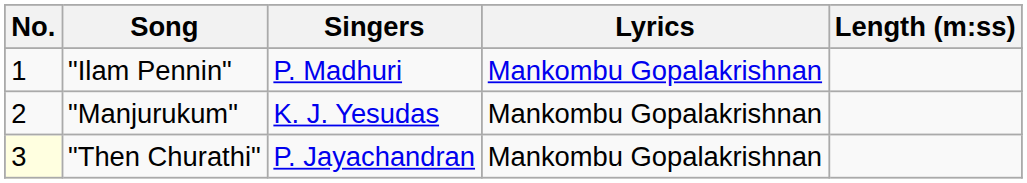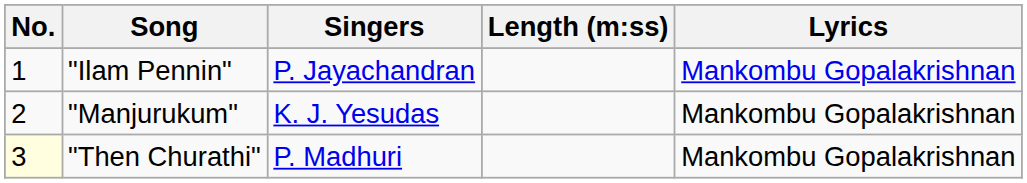columns swapped: (655, 27) <-> (925, 27)
(338, 70) P. Madhuri -> (374, 70) P. Jayachandran
(374, 157) P. Jayachandran -> (338, 157) P. Madhuri
